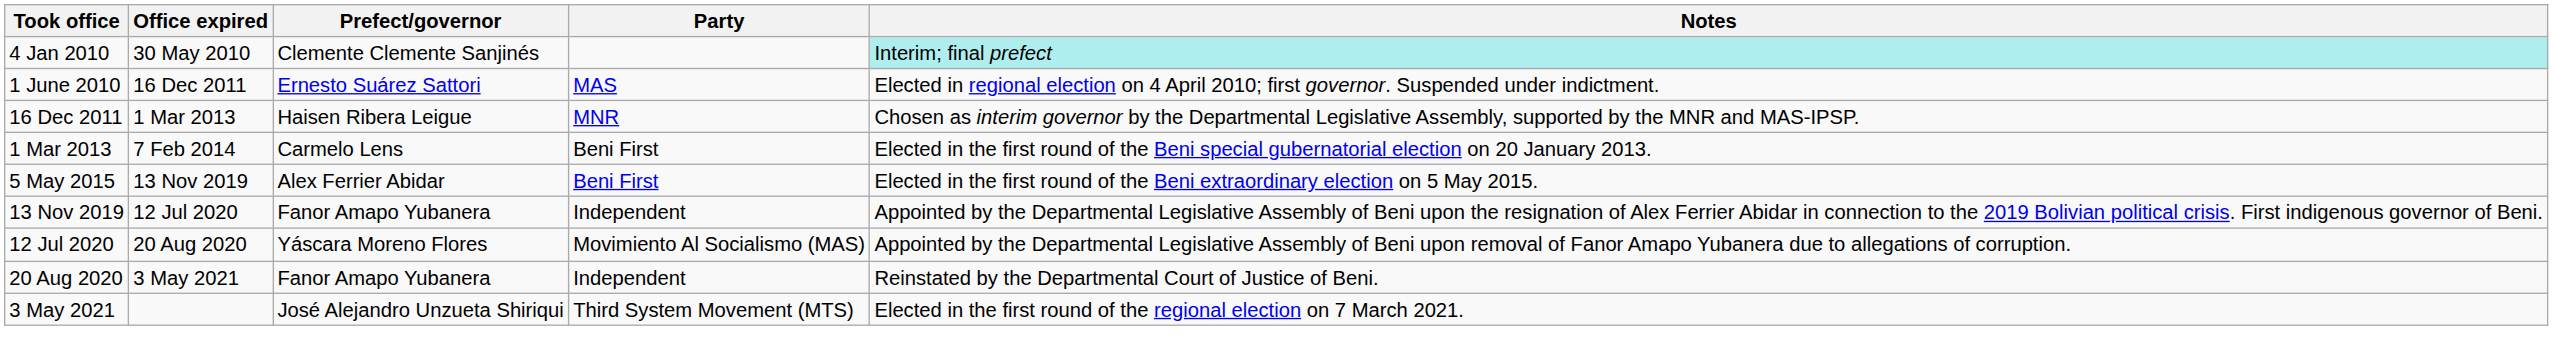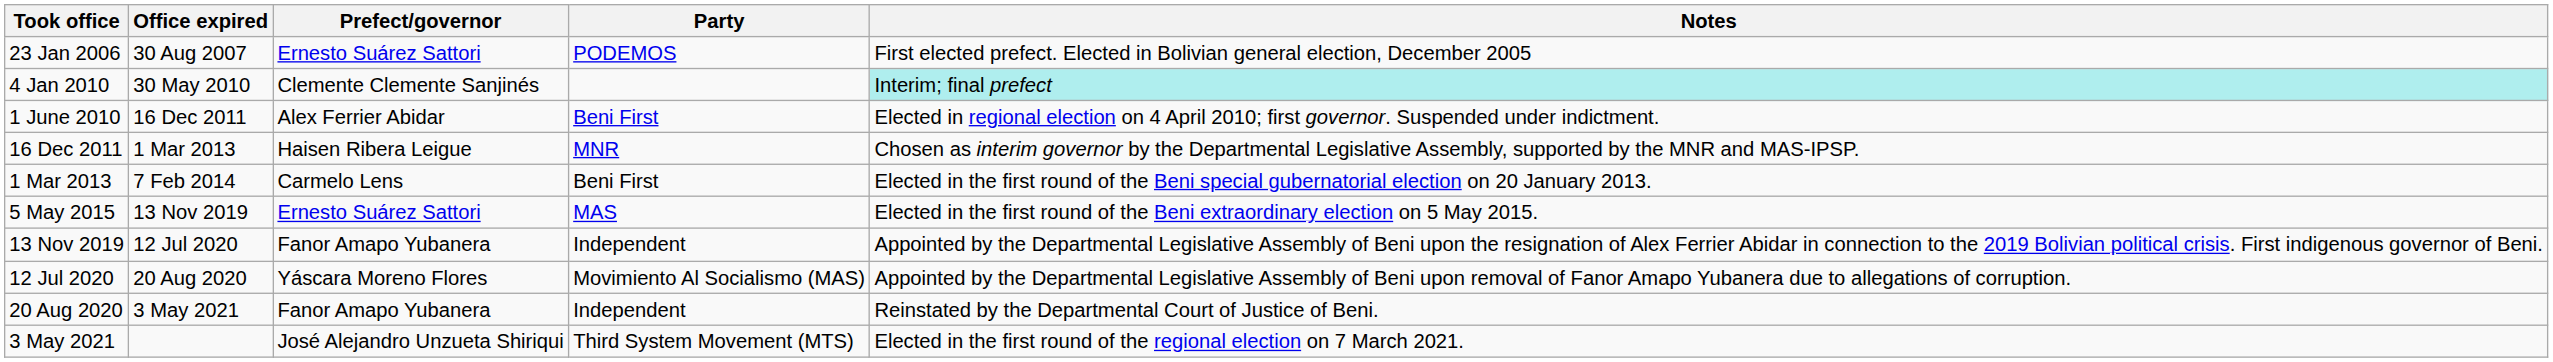+ row: (65, 53)
(379, 85) Ernesto Suárez Sattori -> (361, 117) Alex Ferrier Abidar
(595, 85) MAS -> (616, 117) Beni First
(361, 181) Alex Ferrier Abidar -> (379, 213) Ernesto Suárez Sattori
(616, 181) Beni First -> (595, 213) MAS
